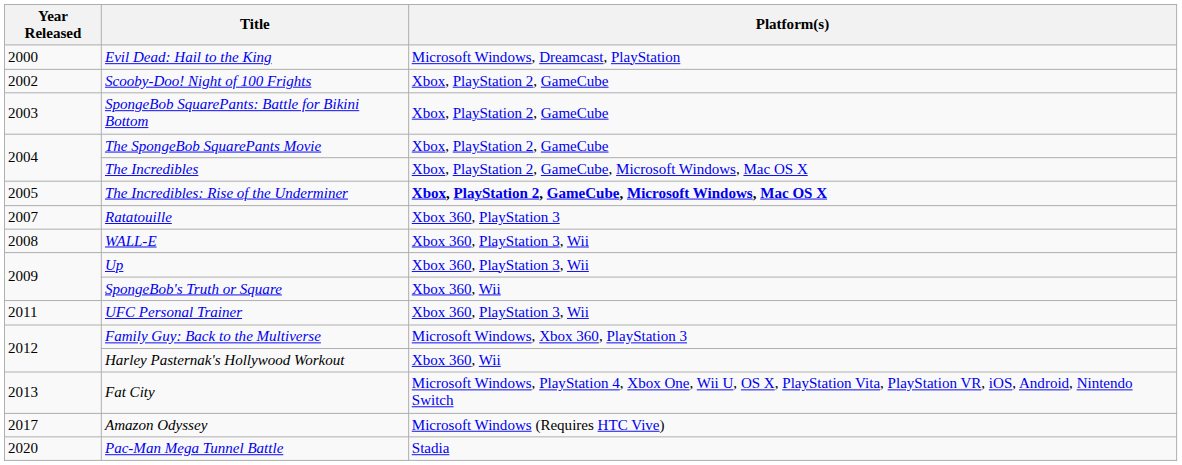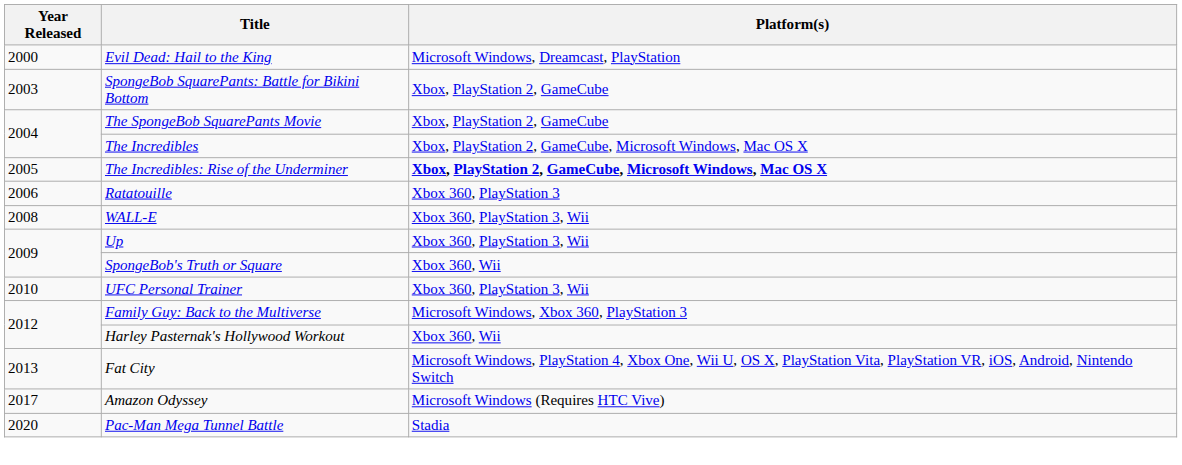- row: (208, 81)
(23, 217) 2007 -> (23, 193) 2006
(23, 312) 2011 -> (23, 288) 2010
